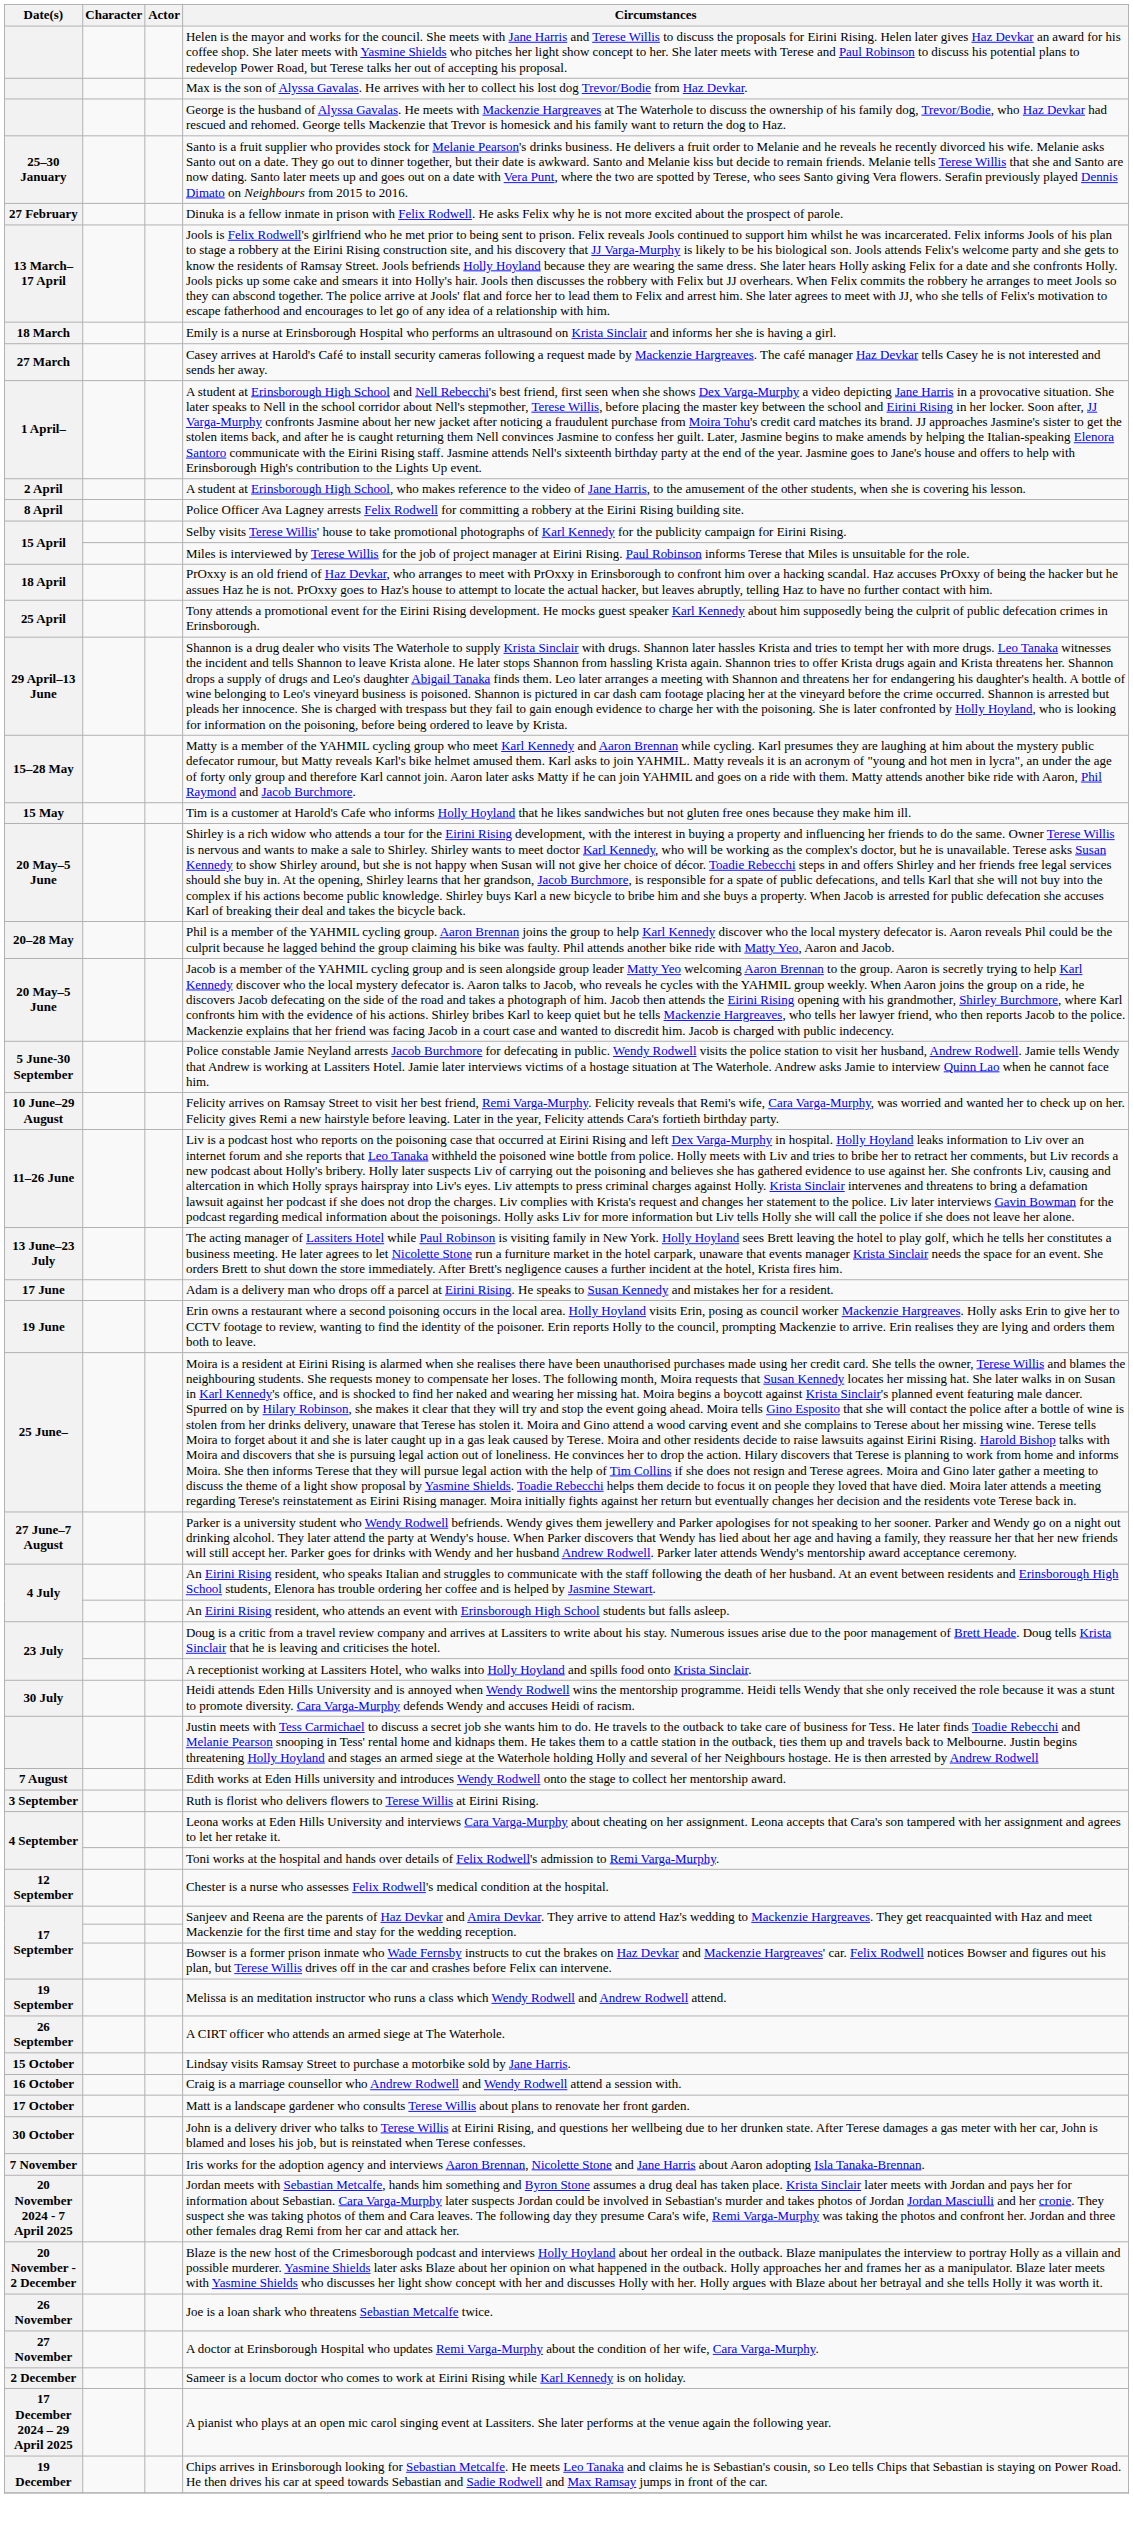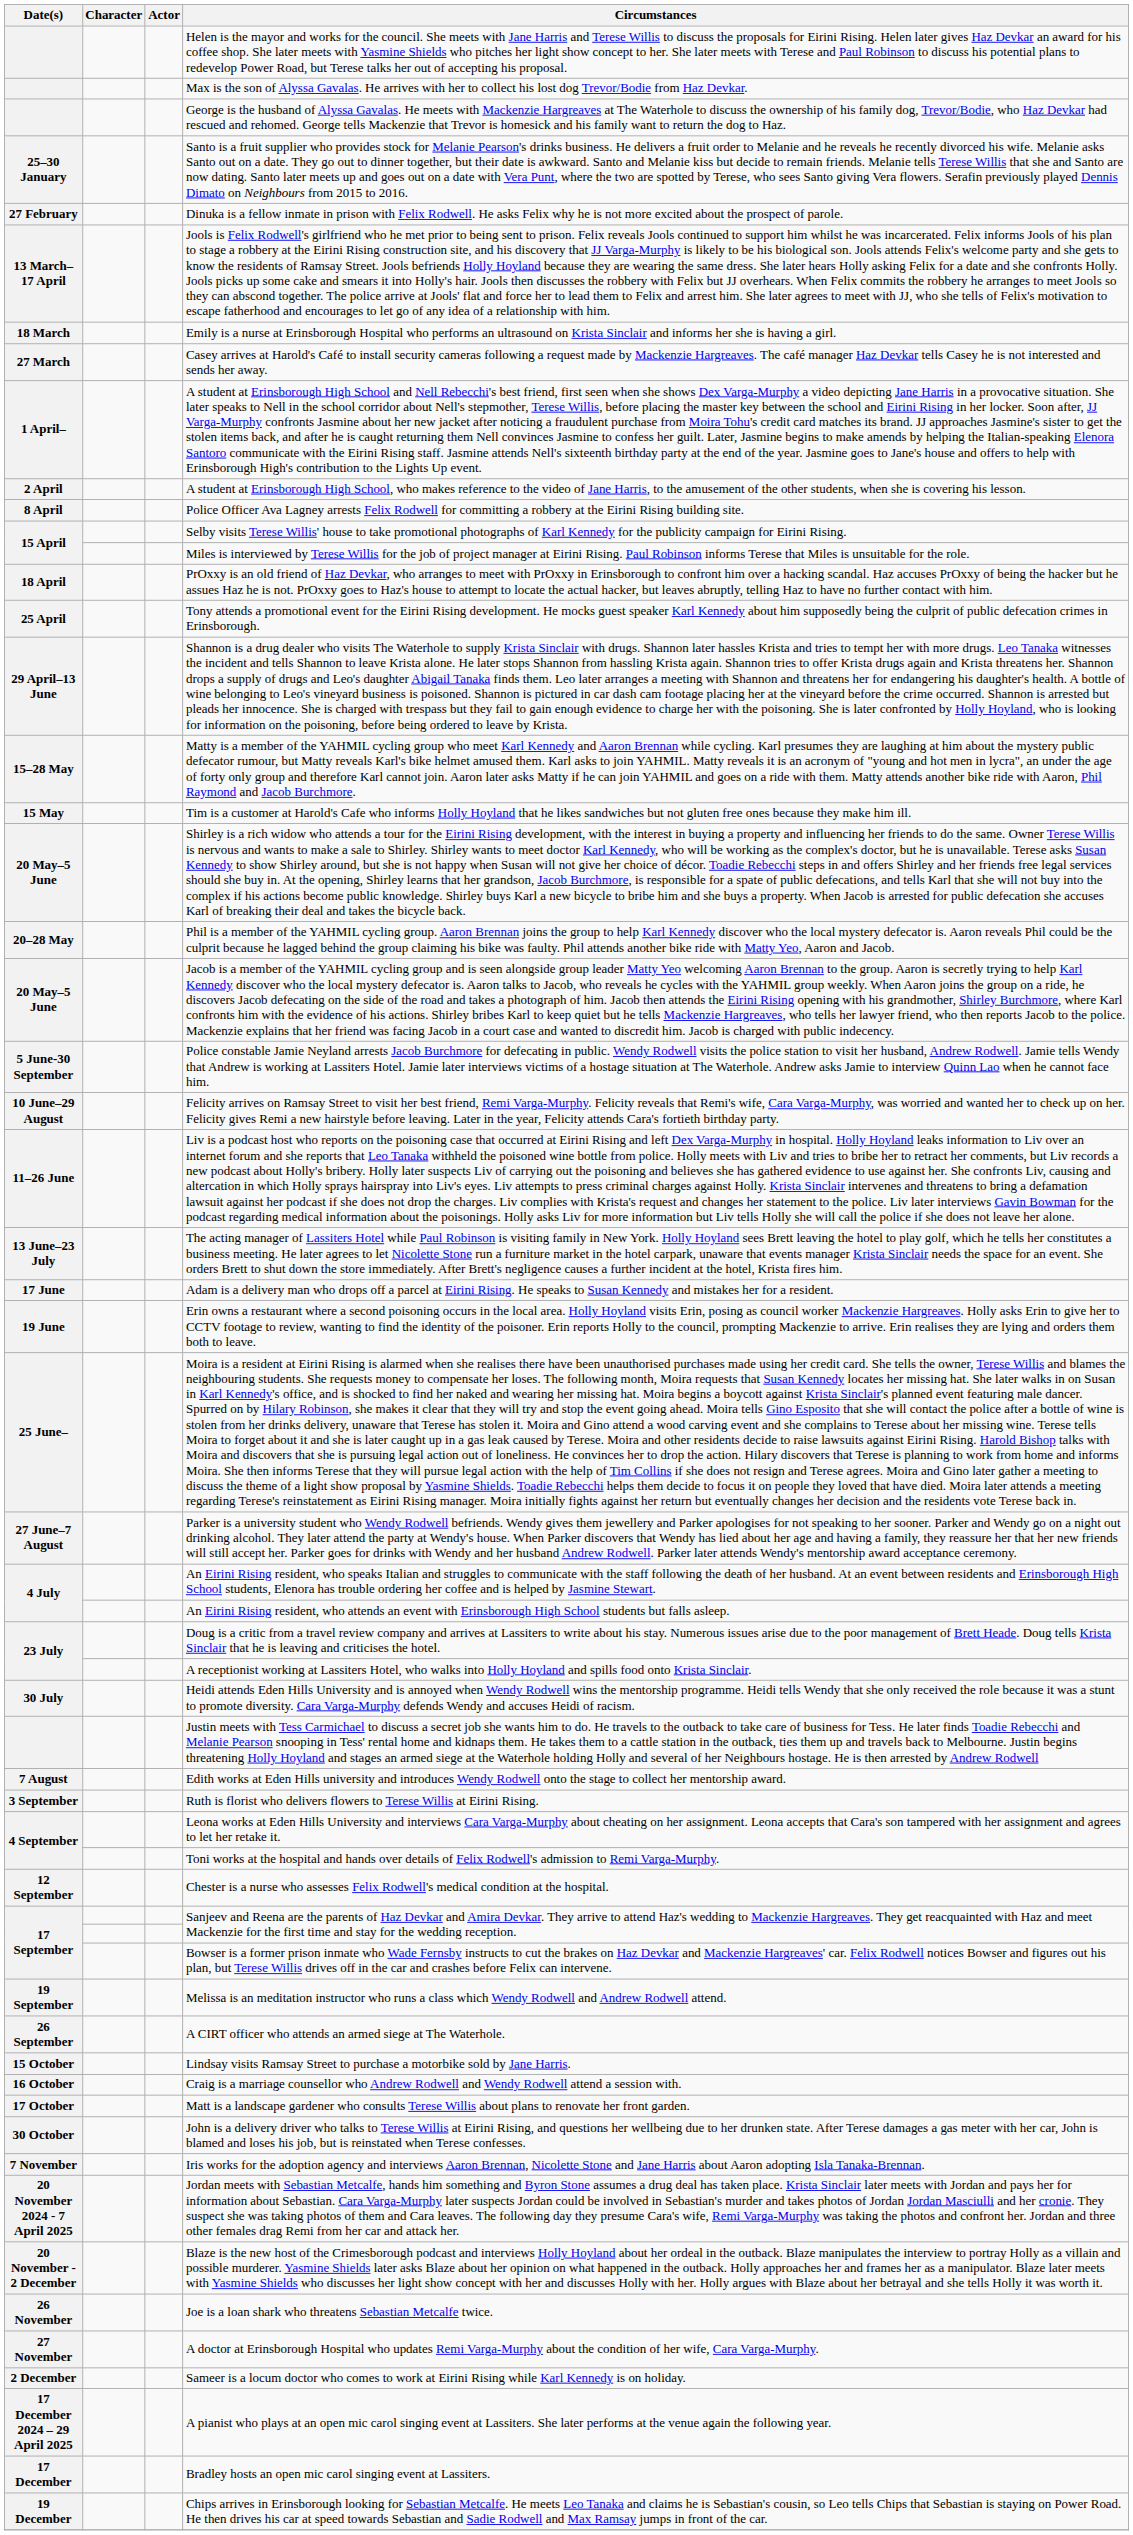+ row: (43, 2474)
